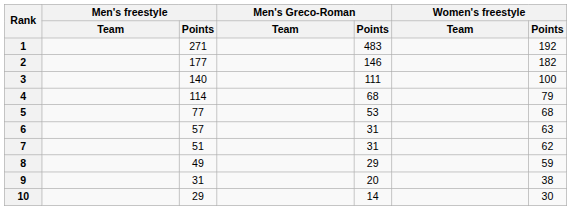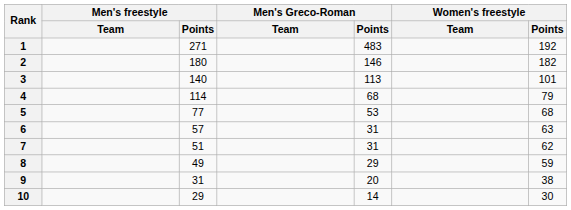(198, 63) 177 -> (198, 63) 180
(373, 79) 111 -> (373, 79) 113
(547, 79) 100 -> (547, 79) 101
